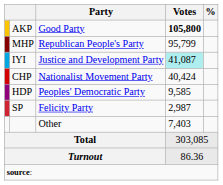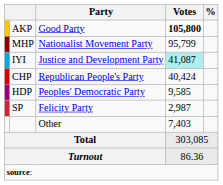(91, 44) Republican People's Party -> (96, 44) Nationalist Movement Party
(96, 76) Nationalist Movement Party -> (91, 76) Republican People's Party
